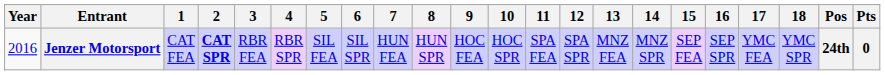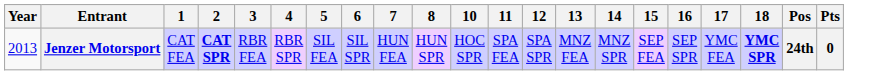- column: (470, 16)
(23, 48) 2016 -> (23, 48) 2013
(799, 48) normal -> (762, 48) bold
